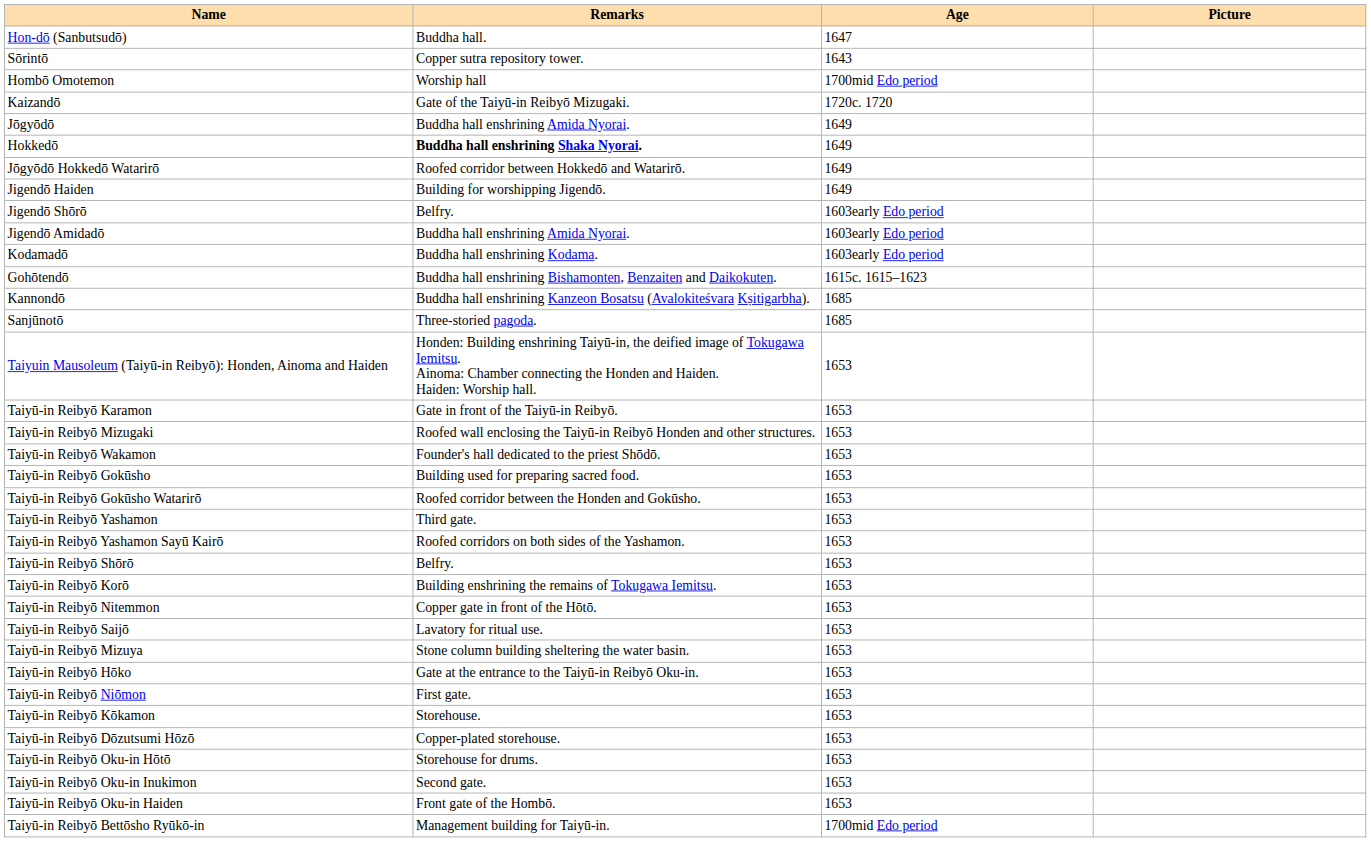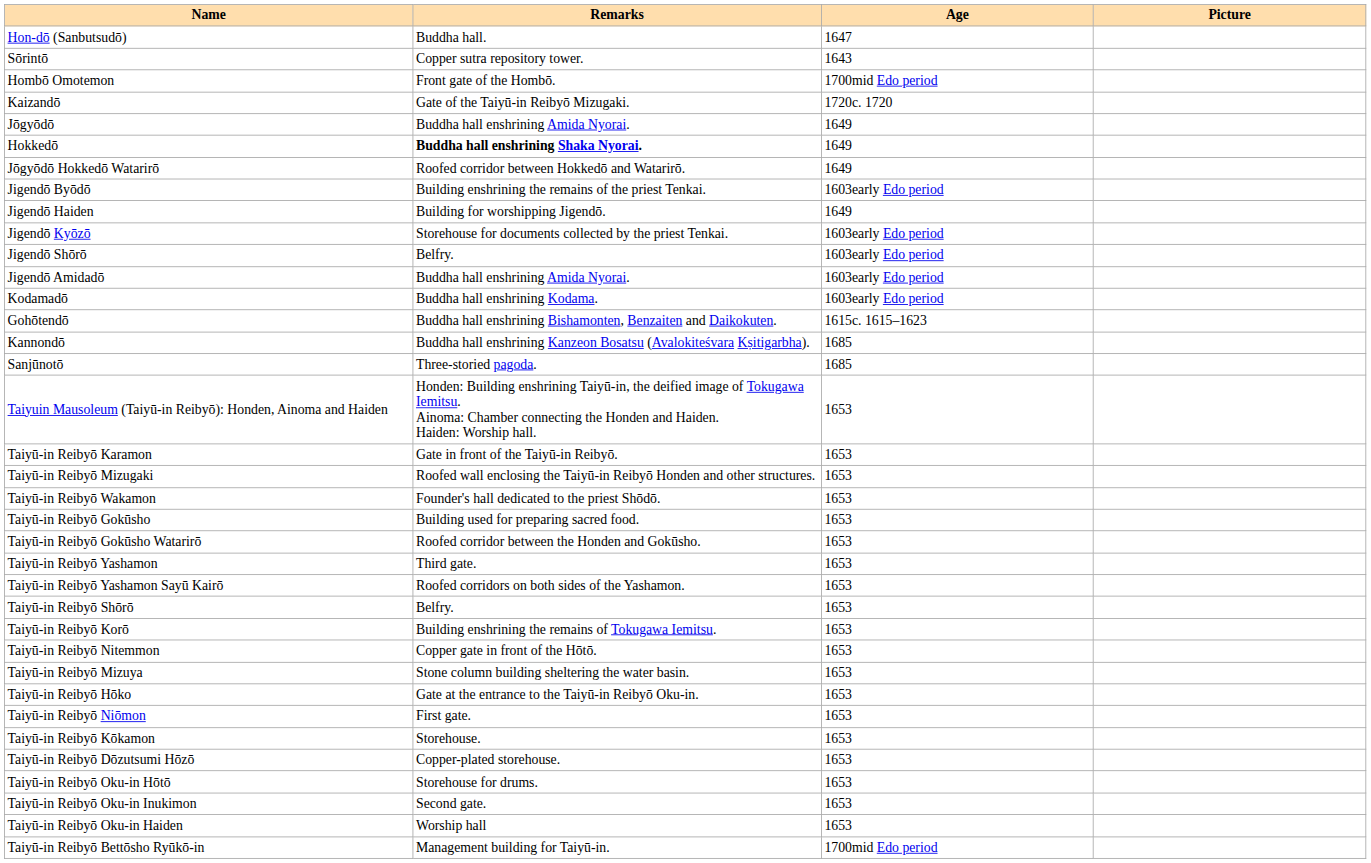(451, 80) Worship hall -> (486, 80) Front gate of the Hombō.
+ row: (49, 189)
+ row: (49, 233)
- row: (68, 629)
(486, 803) Front gate of the Hombō. -> (451, 825) Worship hall
